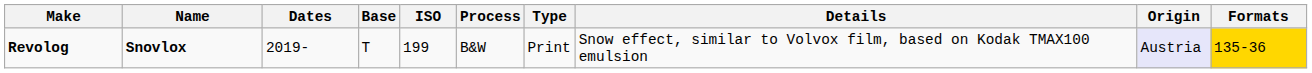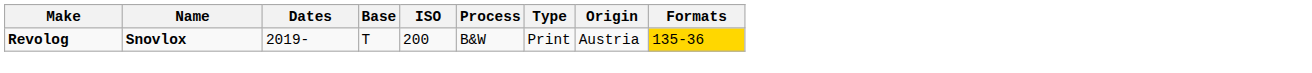- column: (856, 16)
(416, 48) 199 -> (416, 40) 200
(1171, 48) lavender background -> (609, 40) no background
